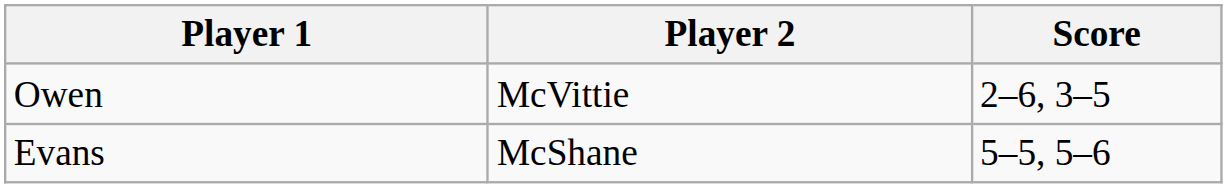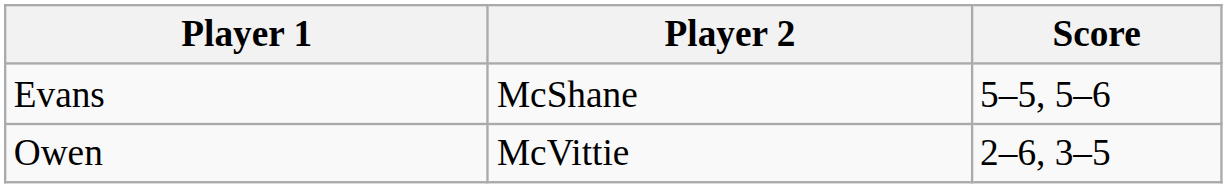rows swapped: (58, 93) <-> (59, 152)
